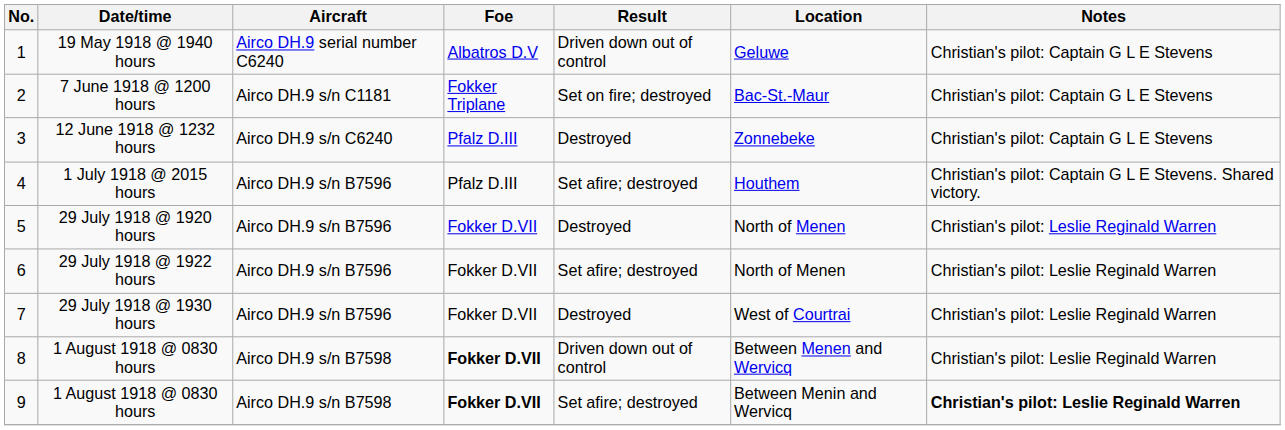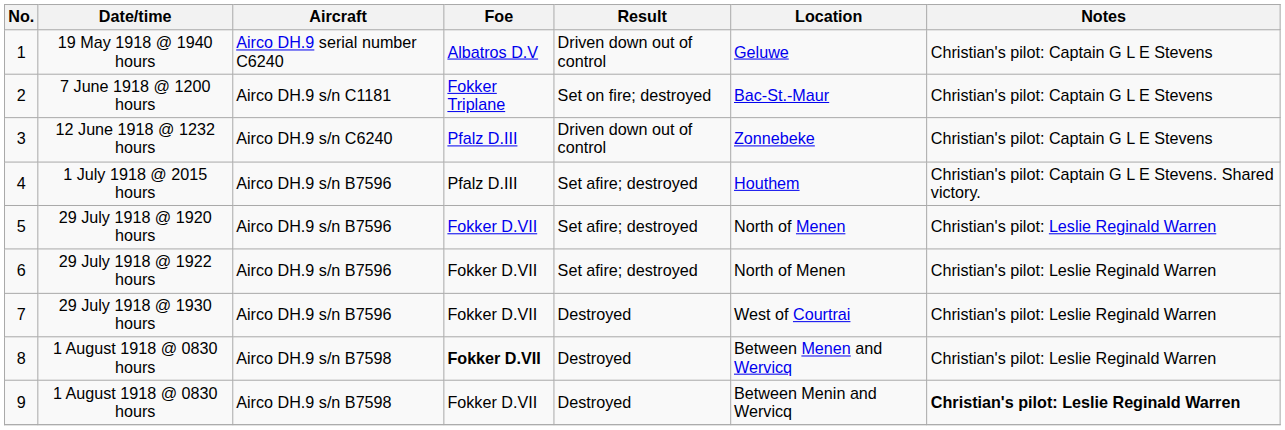(594, 139) Destroyed -> (625, 139) Driven down out of control
(594, 227) Destroyed -> (628, 227) Set afire; destroyed
(625, 358) Driven down out of control -> (594, 358) Destroyed
(494, 402) bold -> (492, 402) normal
(628, 402) Set afire; destroyed -> (594, 402) Destroyed
